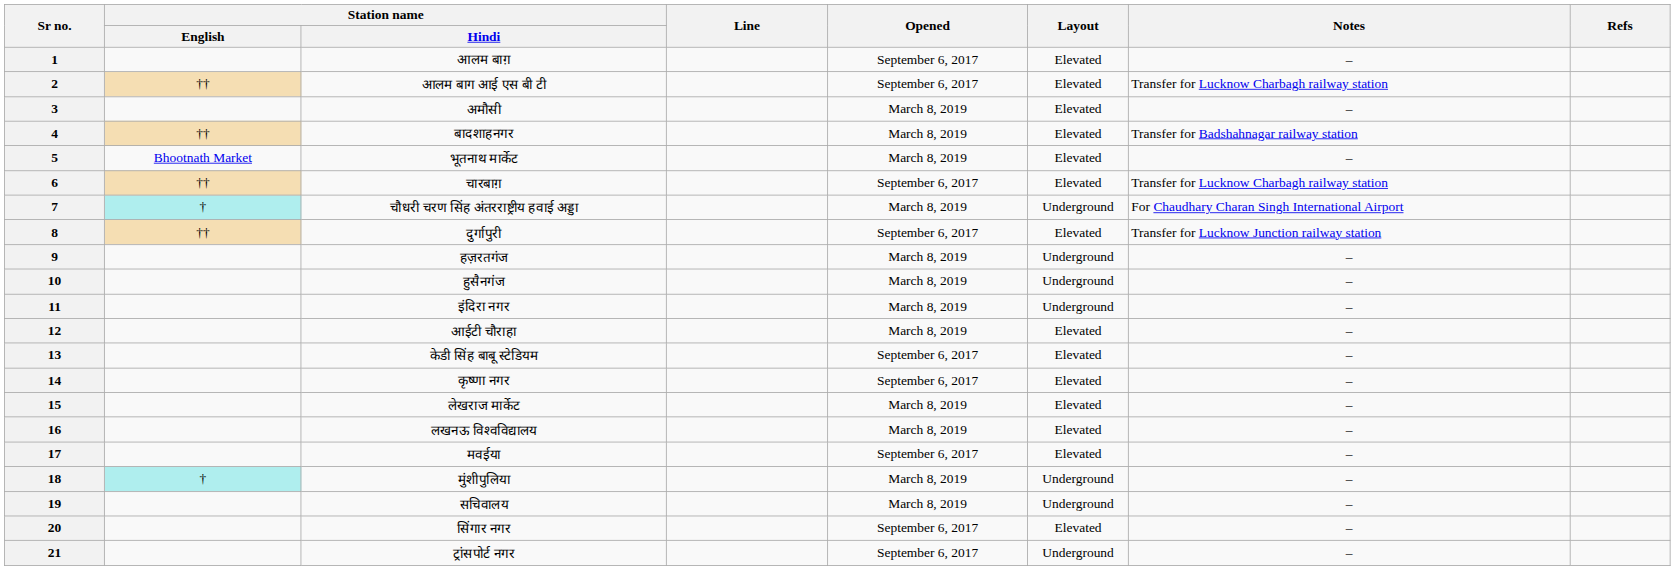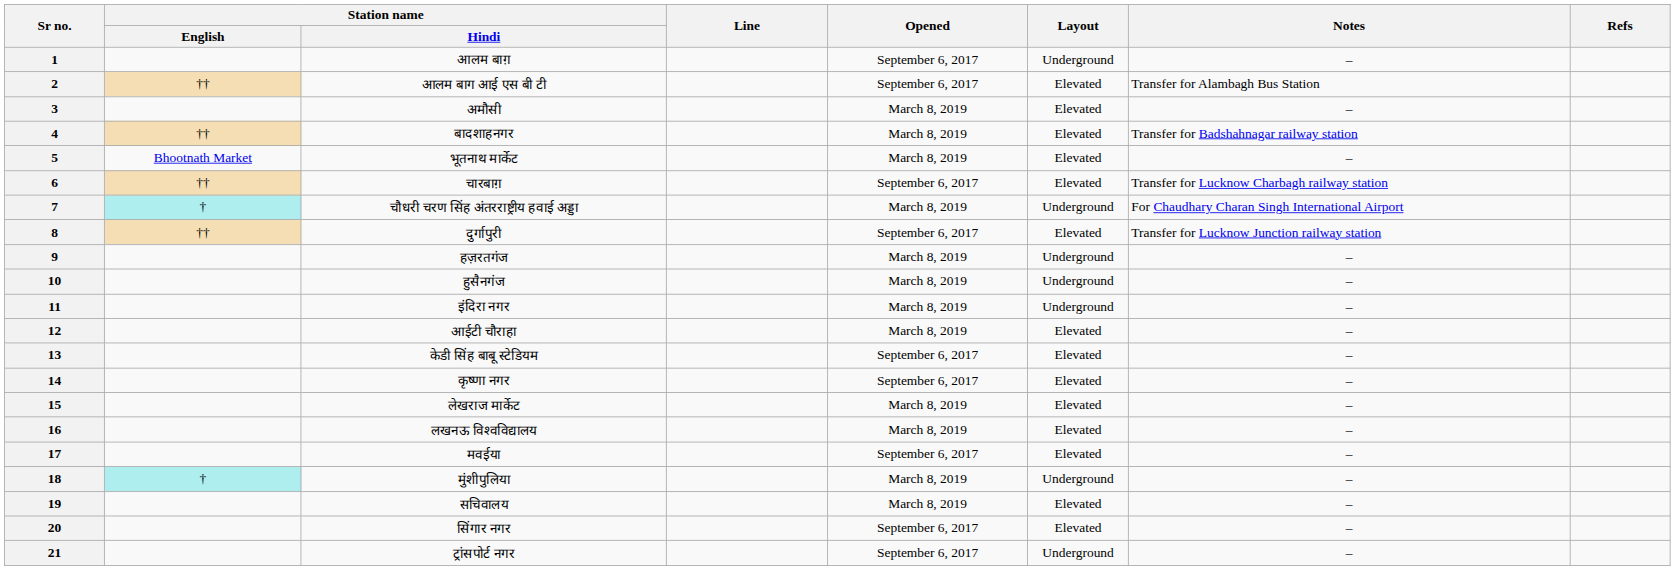(1078, 59) Elevated -> (1078, 59) Underground
(1260, 84) Transfer for Lucknow Charbagh railway station -> (1226, 84) Transfer for Alambagh Bus Station
(1078, 503) Underground -> (1078, 503) Elevated
